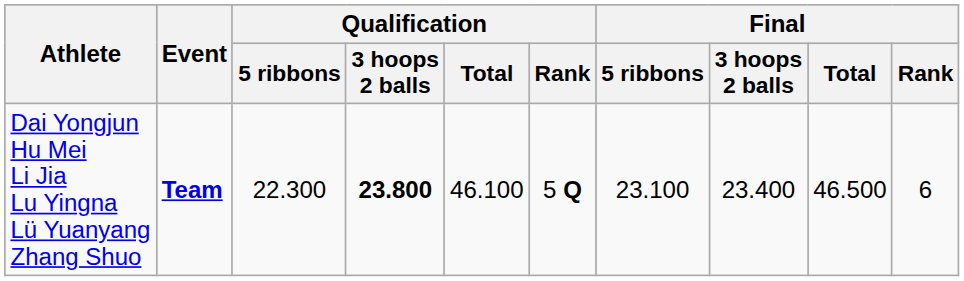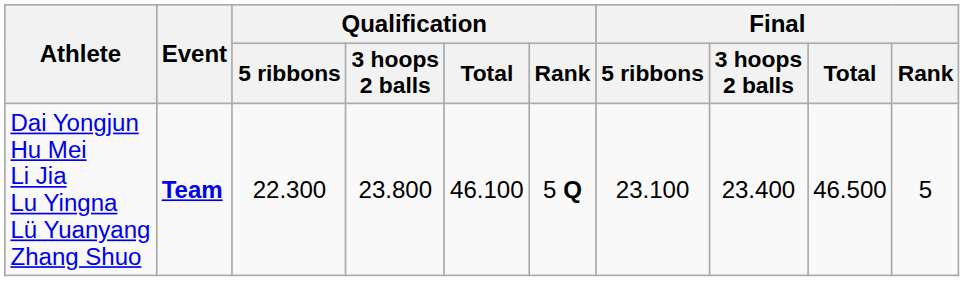(395, 190) bold -> (395, 190) normal
(926, 190) 6 -> (926, 190) 5
